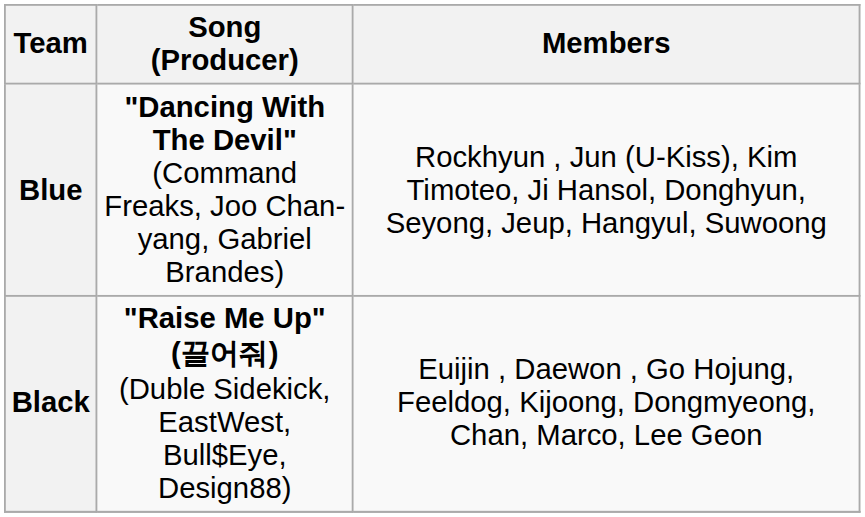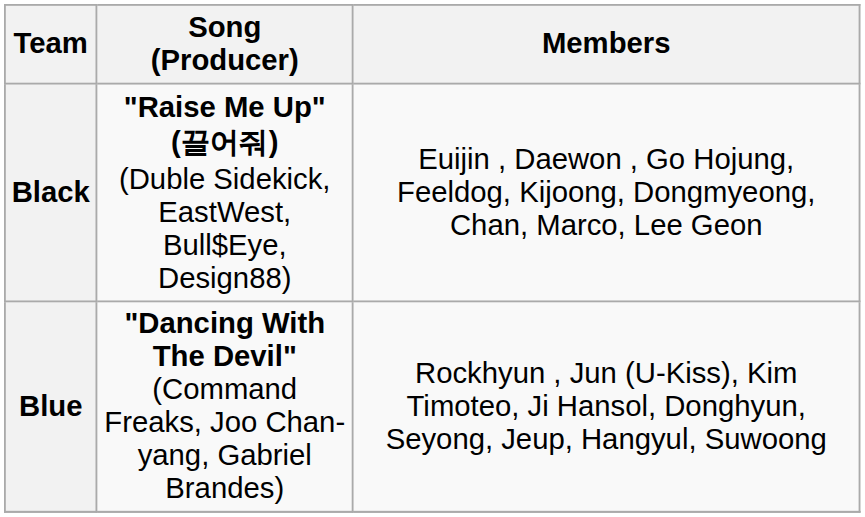rows swapped: (51, 189) <-> (51, 403)
